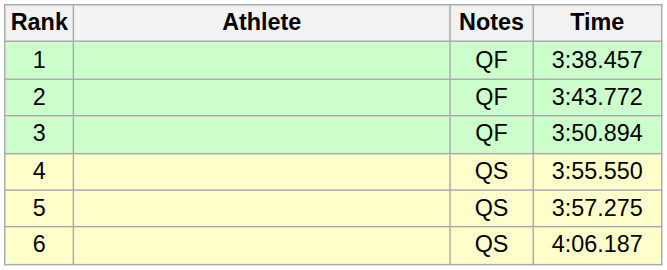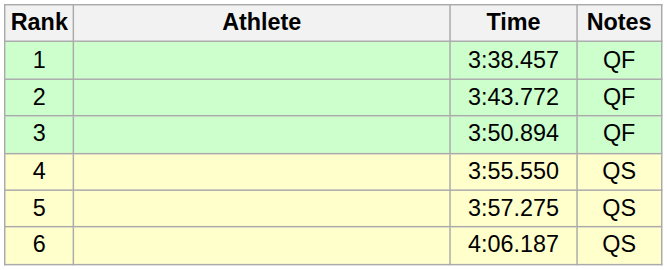columns swapped: (597, 23) <-> (492, 23)
